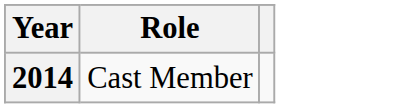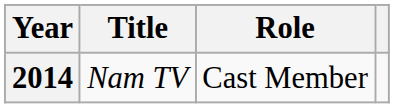+ column: (138, 28)
